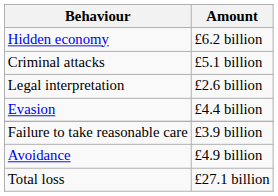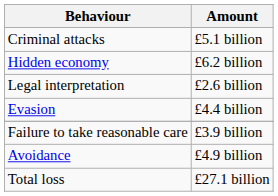rows swapped: (58, 39) <-> (56, 62)
